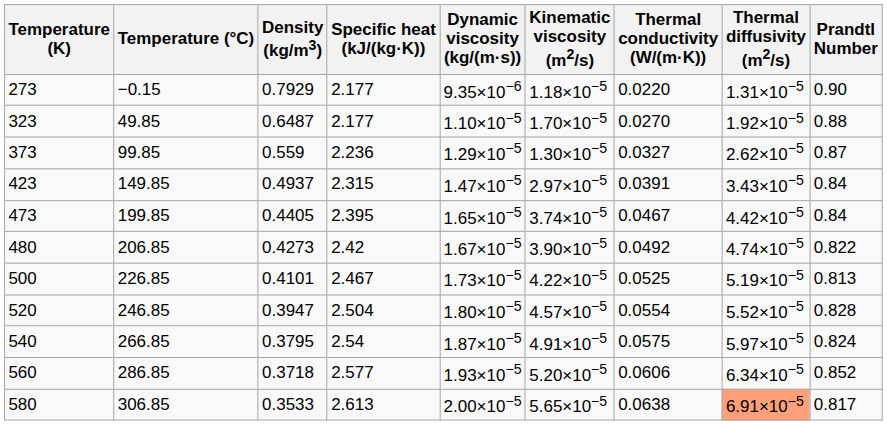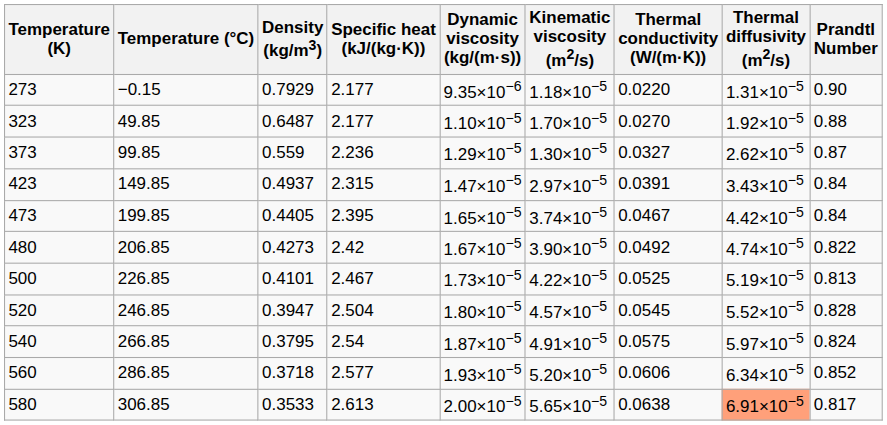(644, 310) 0.0554 -> (644, 310) 0.0545
